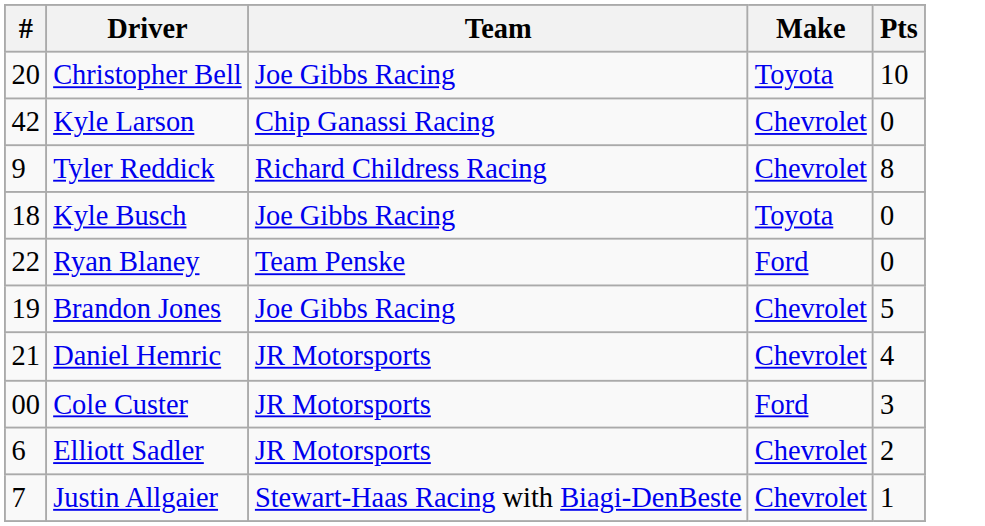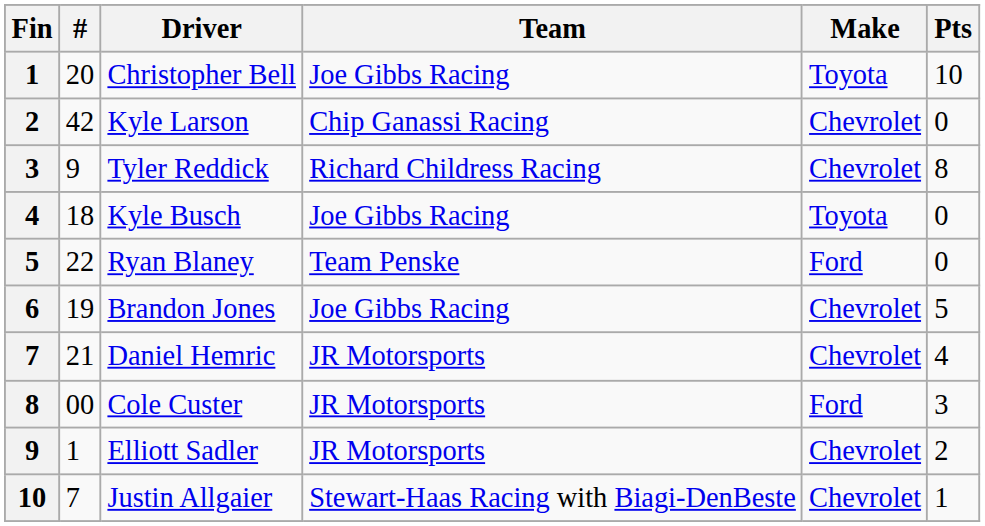+ column: (32, 28)
(19, 449) 6 -> (73, 449) 1
